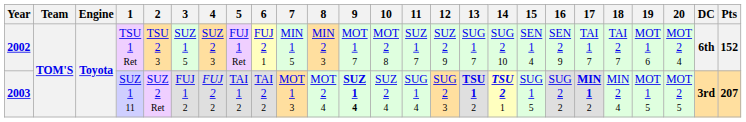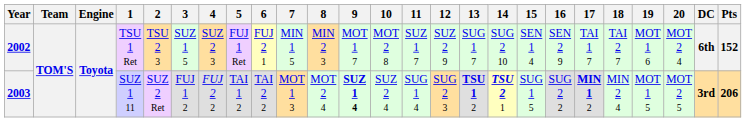(729, 94) 207 -> (729, 94) 206
